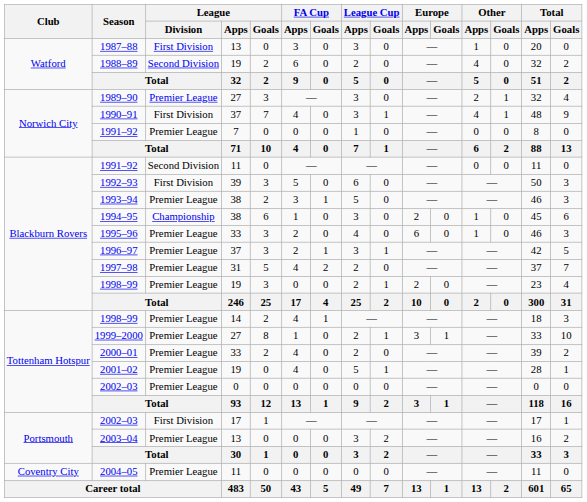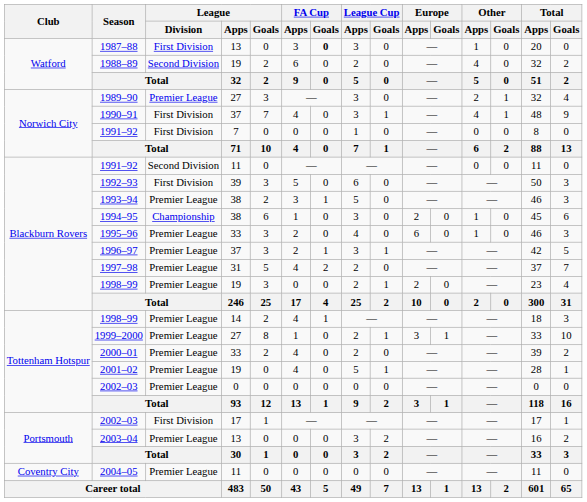(326, 47) normal -> (326, 47) bold
(183, 132) Premier League -> (183, 132) First Division
